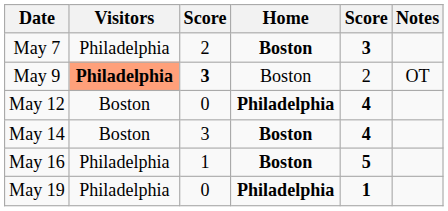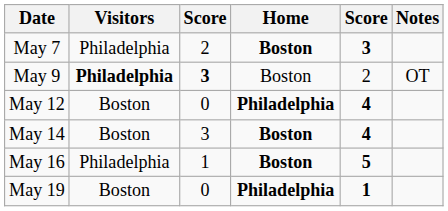(124, 76) lightsalmon background -> (124, 76) no background
(124, 190) Philadelphia -> (124, 190) Boston
